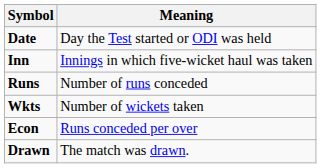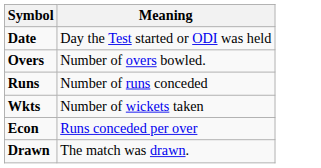- row: (18, 60)
+ row: (26, 60)
